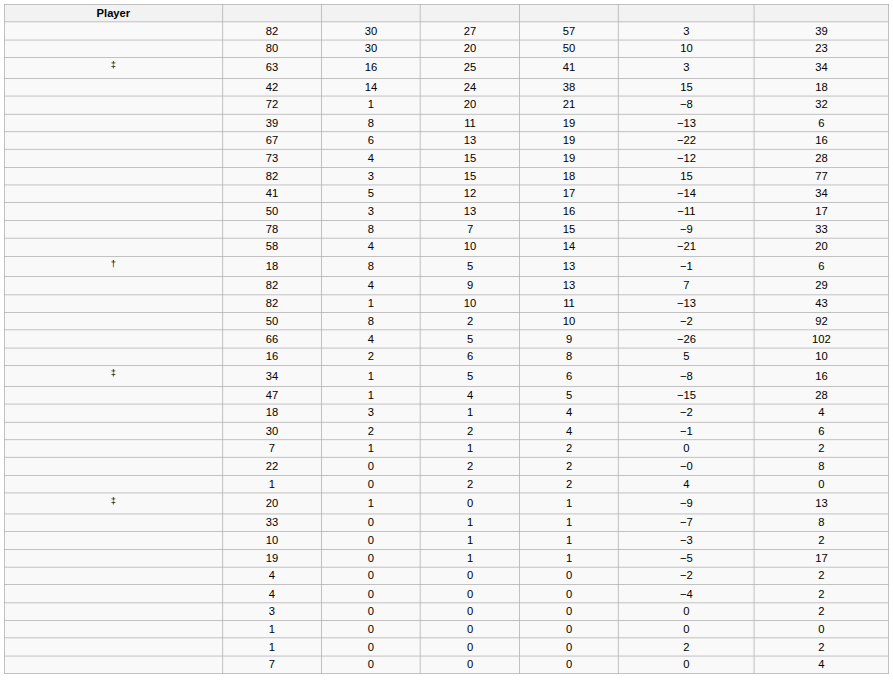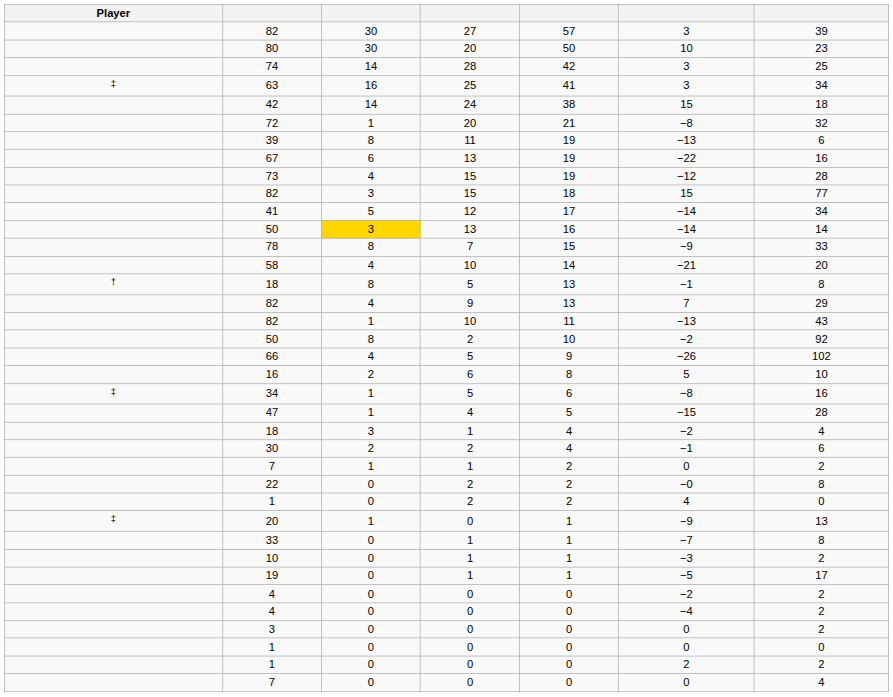+ row: (272, 66)
(371, 211) no background -> (371, 229) gold background
(686, 211) −11 -> (686, 229) −14
(821, 211) 17 -> (821, 229) 14
(821, 266) 6 -> (821, 284) 8
